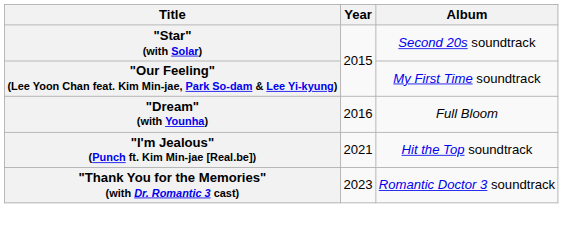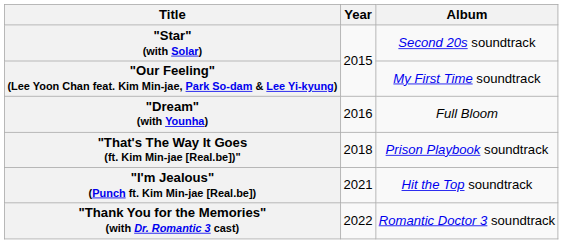+ row: (172, 149)
(358, 185) 2023 -> (358, 220) 2022
